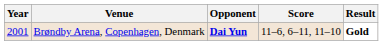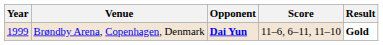(18, 31) 2001 -> (18, 31) 1999
